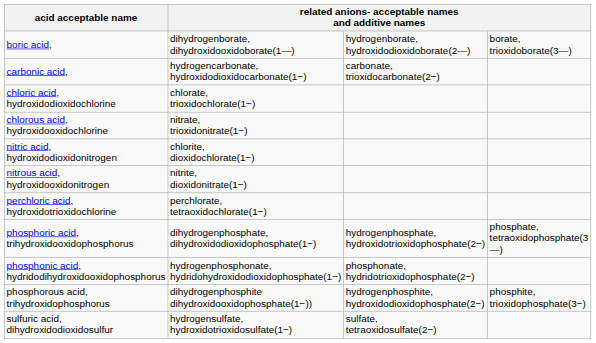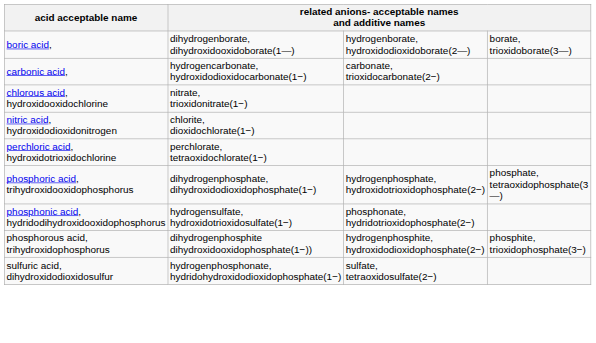- row: (61, 98)
- row: (58, 179)
(256, 271) hydrogenphosphonate, hydridohydroxidodioxidophosphate(1−) -> (231, 217) hydrogensulfate, hydroxidotrioxidosulfate(1−)
(231, 324) hydrogensulfate, hydroxidotrioxidosulfate(1−) -> (256, 271) hydrogenphosphonate, hydridohydroxidodioxidophosphate(1−)
